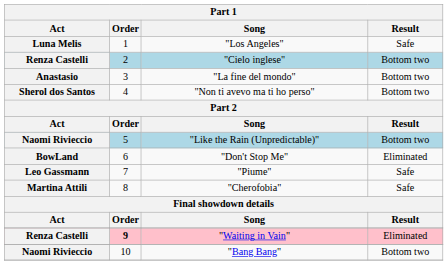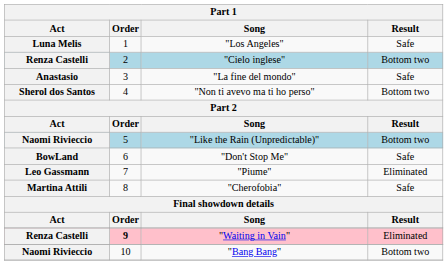(405, 76) Bottom two -> (405, 76) Safe
(405, 156) Eliminated -> (405, 156) Safe
(405, 172) Safe -> (405, 172) Eliminated
